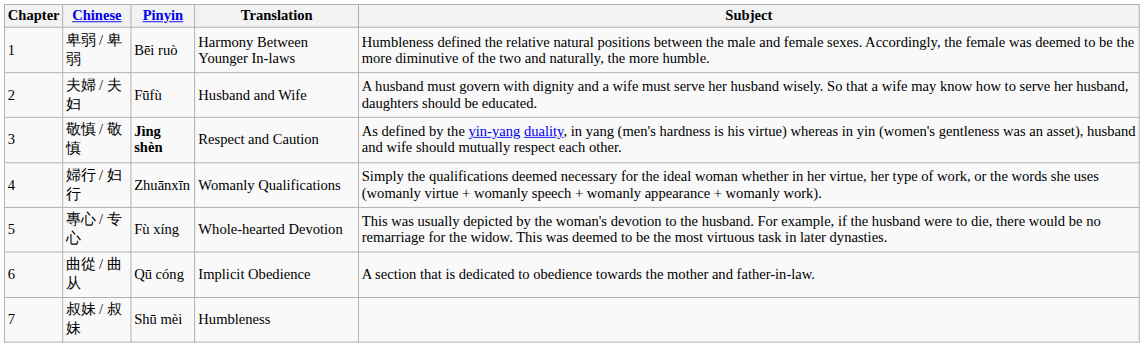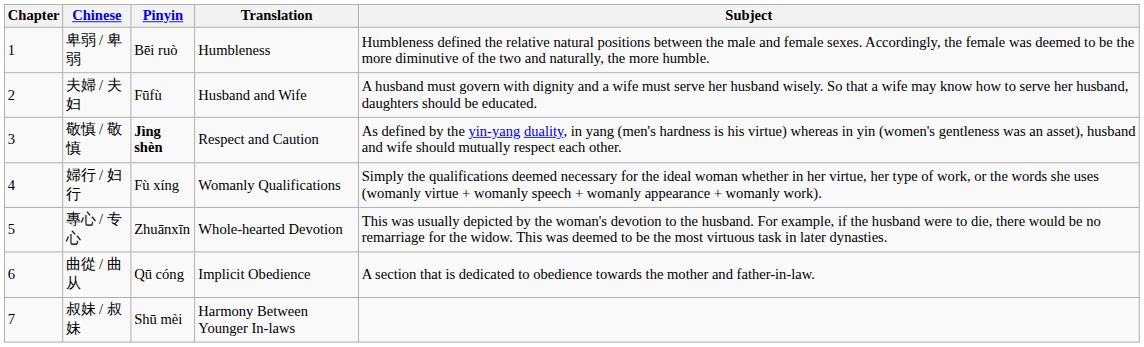(253, 50) Harmony Between Younger In-laws -> (234, 50) Humbleness
(162, 184) Zhuānxīn -> (157, 184) Fù xíng
(157, 229) Fù xíng -> (162, 229) Zhuānxīn
(234, 319) Humbleness -> (253, 319) Harmony Between Younger In-laws
